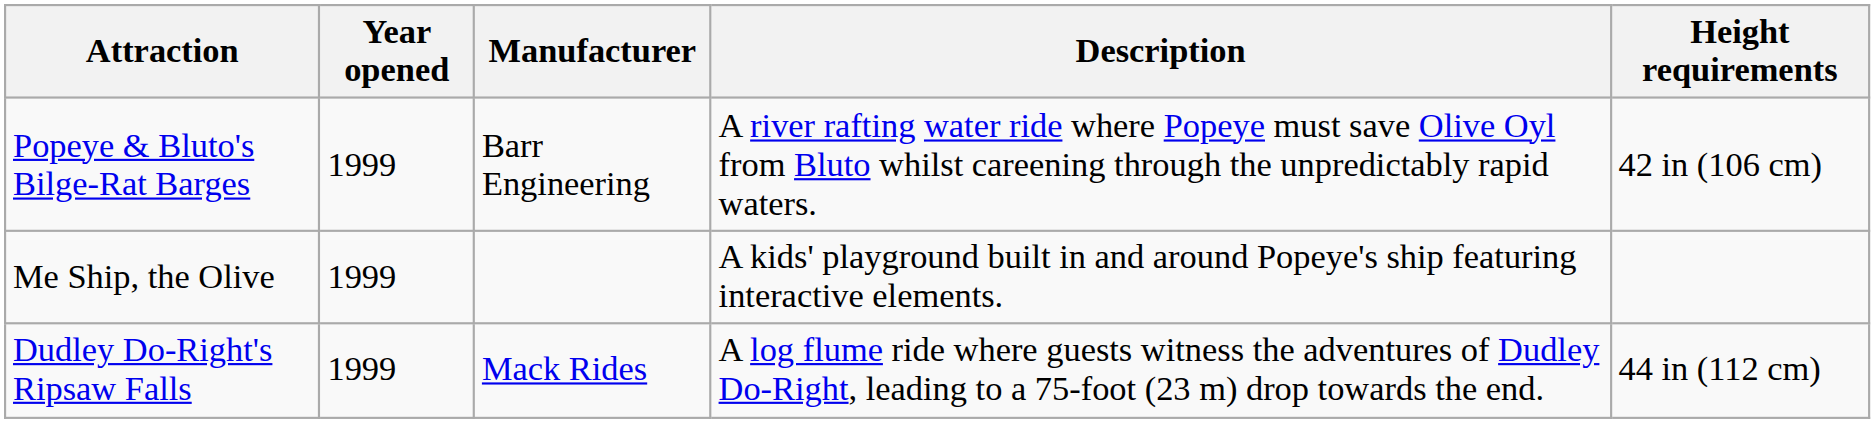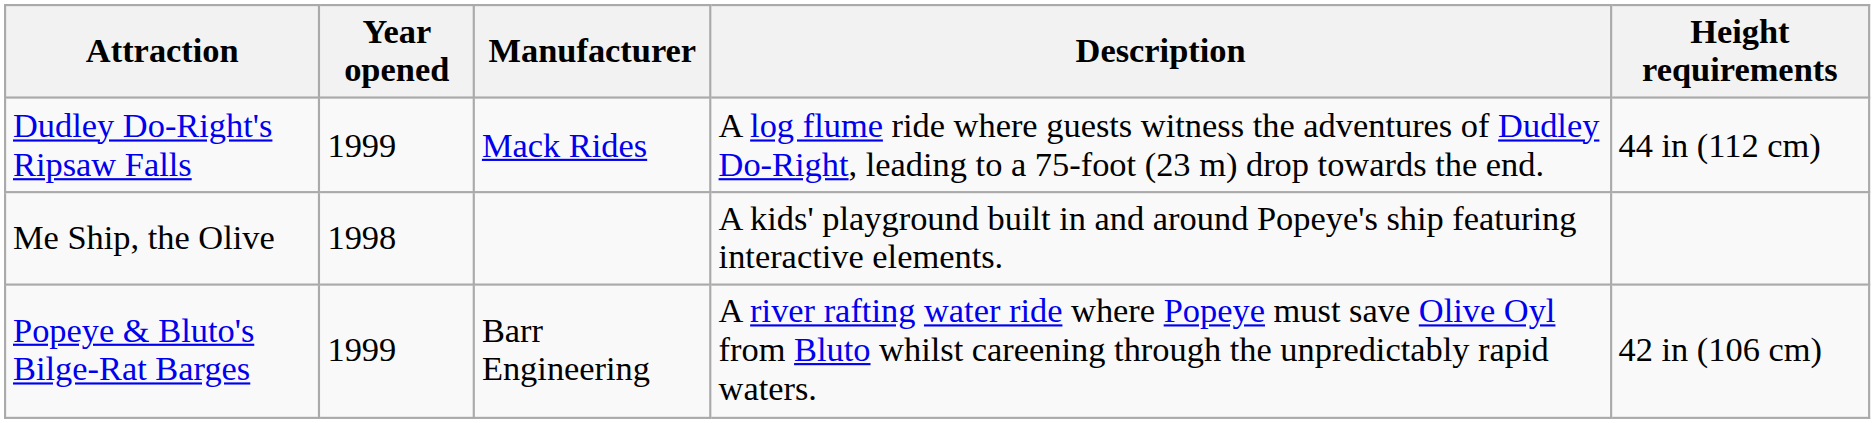rows swapped: (143, 369) <-> (134, 163)
(362, 276) 1999 -> (362, 237) 1998
